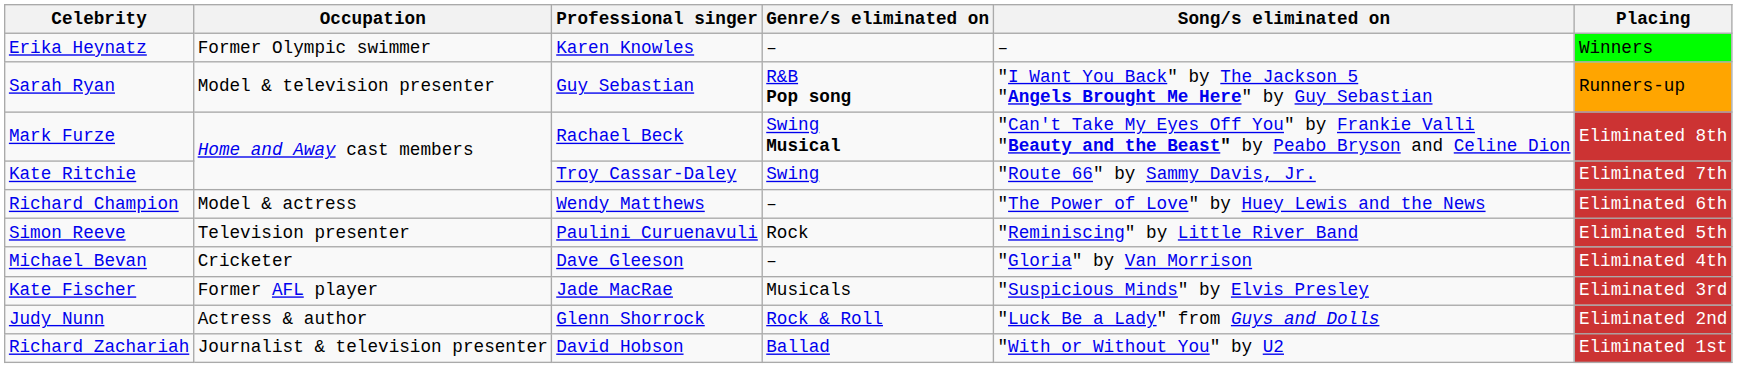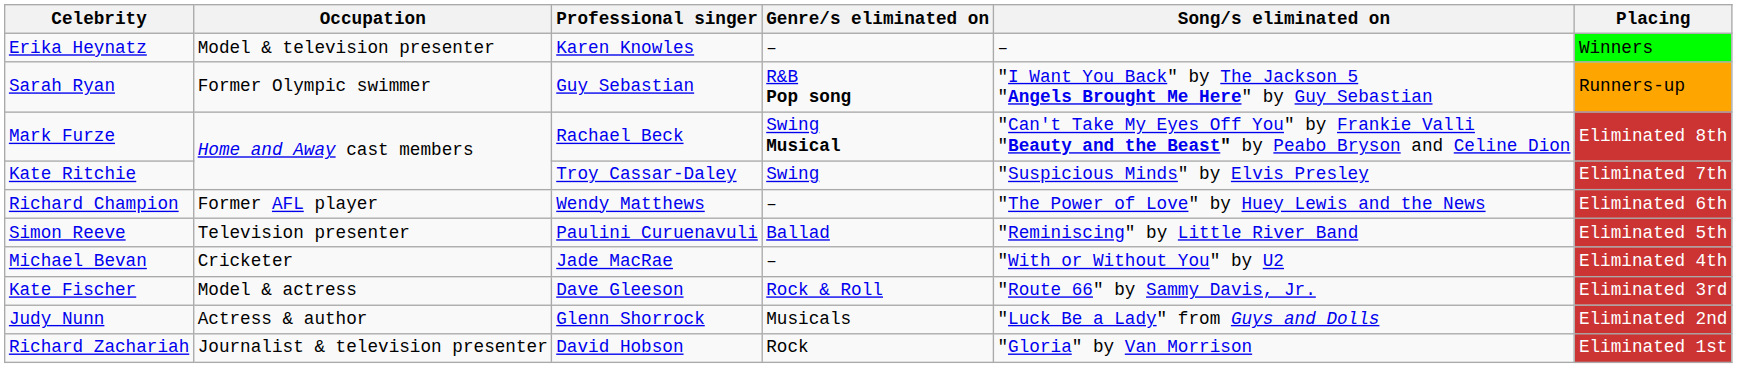(314, 48) Former Olympic swimmer -> (346, 48) Model & television presenter
(346, 87) Model & television presenter -> (314, 87) Former Olympic swimmer
(1157, 175) "Route 66" by Sammy Davis, Jr. -> (1183, 175) "Suspicious Minds" by Elvis Presley
(277, 204) Model & actress -> (288, 204) Former AFL player
(787, 233) Rock -> (798, 233) Ballad
(620, 262) Dave Gleeson -> (615, 262) Jade MacRae
(1125, 262) "Gloria" by Van Morrison -> (1141, 262) "With or Without You" by U2
(288, 290) Former AFL player -> (277, 290) Model & actress
(615, 290) Jade MacRae -> (620, 290) Dave Gleeson
(809, 290) Musicals -> (825, 290) Rock & Roll
(1183, 290) "Suspicious Minds" by Elvis Presley -> (1157, 290) "Route 66" by Sammy Davis, Jr.
(825, 319) Rock & Roll -> (809, 319) Musicals
(798, 348) Ballad -> (787, 348) Rock
(1141, 348) "With or Without You" by U2 -> (1125, 348) "Gloria" by Van Morrison
